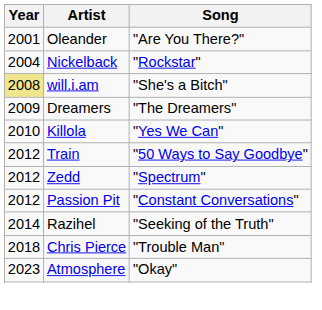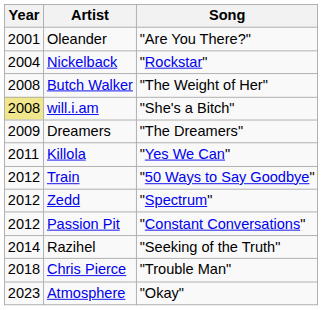+ row: (90, 85)
(24, 131) 2010 -> (23, 154) 2011
